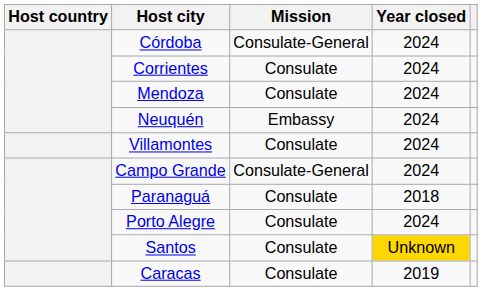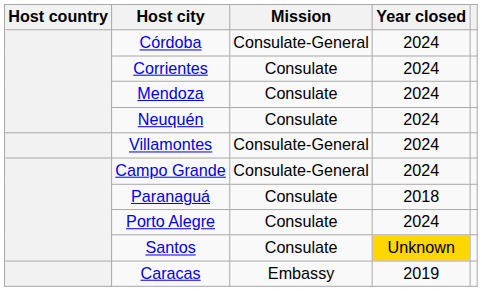(301, 119) Embassy -> (301, 119) Consulate
(301, 145) Consulate -> (301, 145) Consulate-General
(301, 273) Consulate -> (301, 273) Embassy
